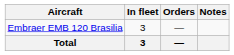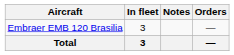columns swapped: (179, 12) <-> (213, 12)
